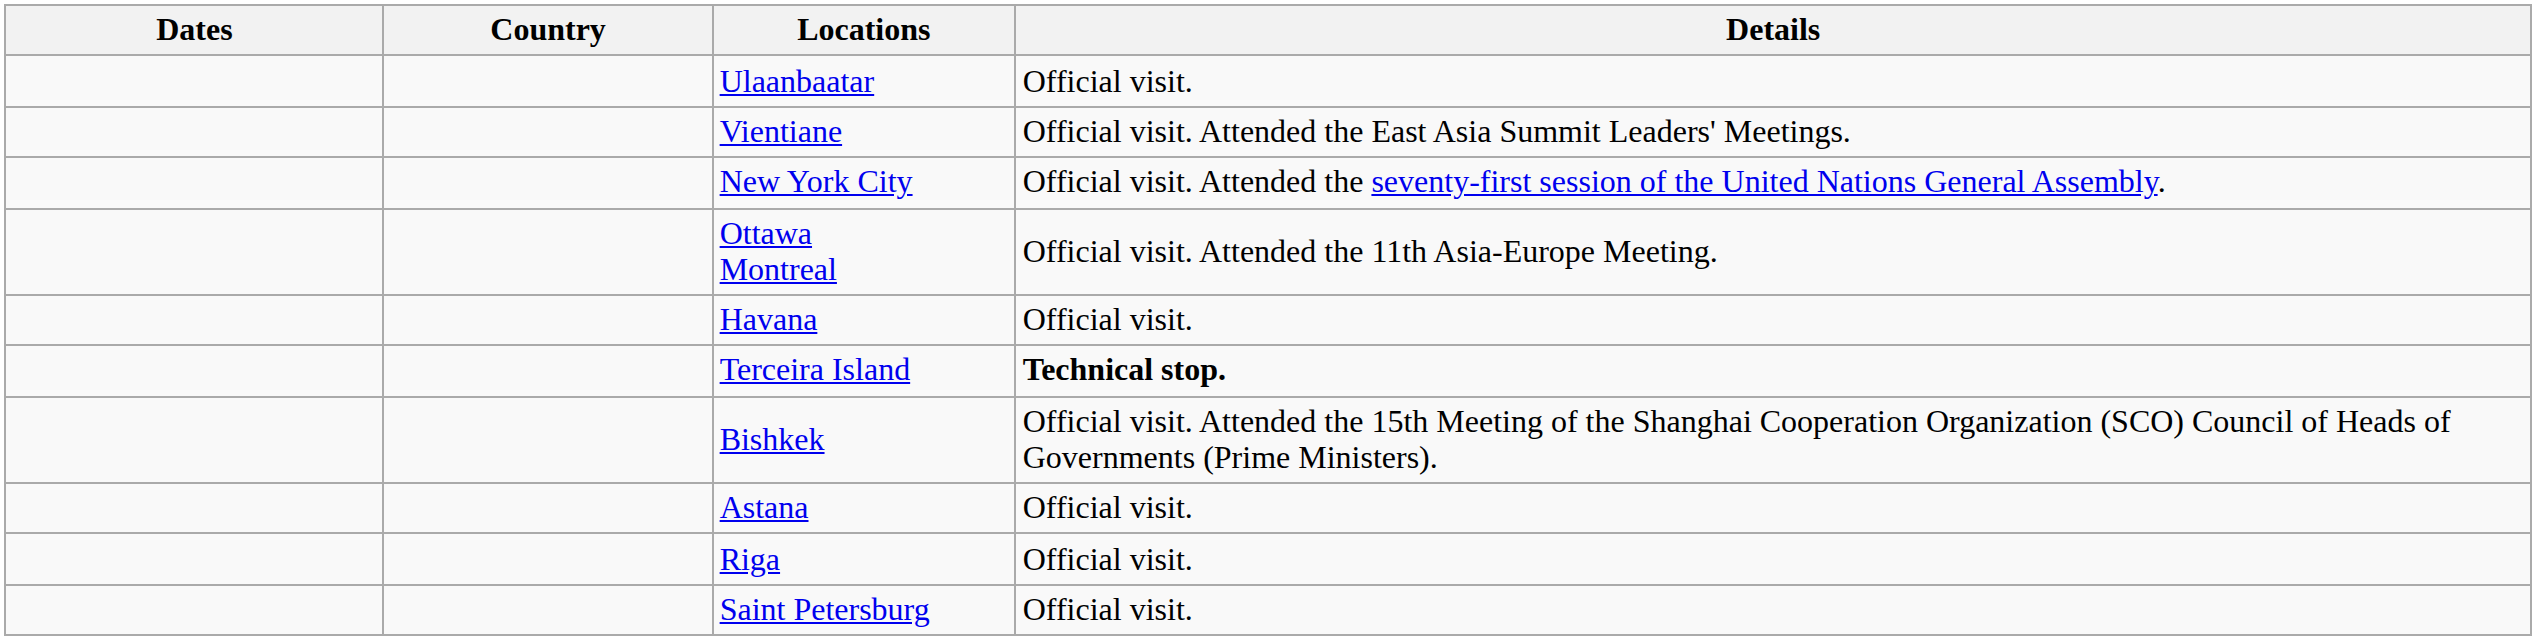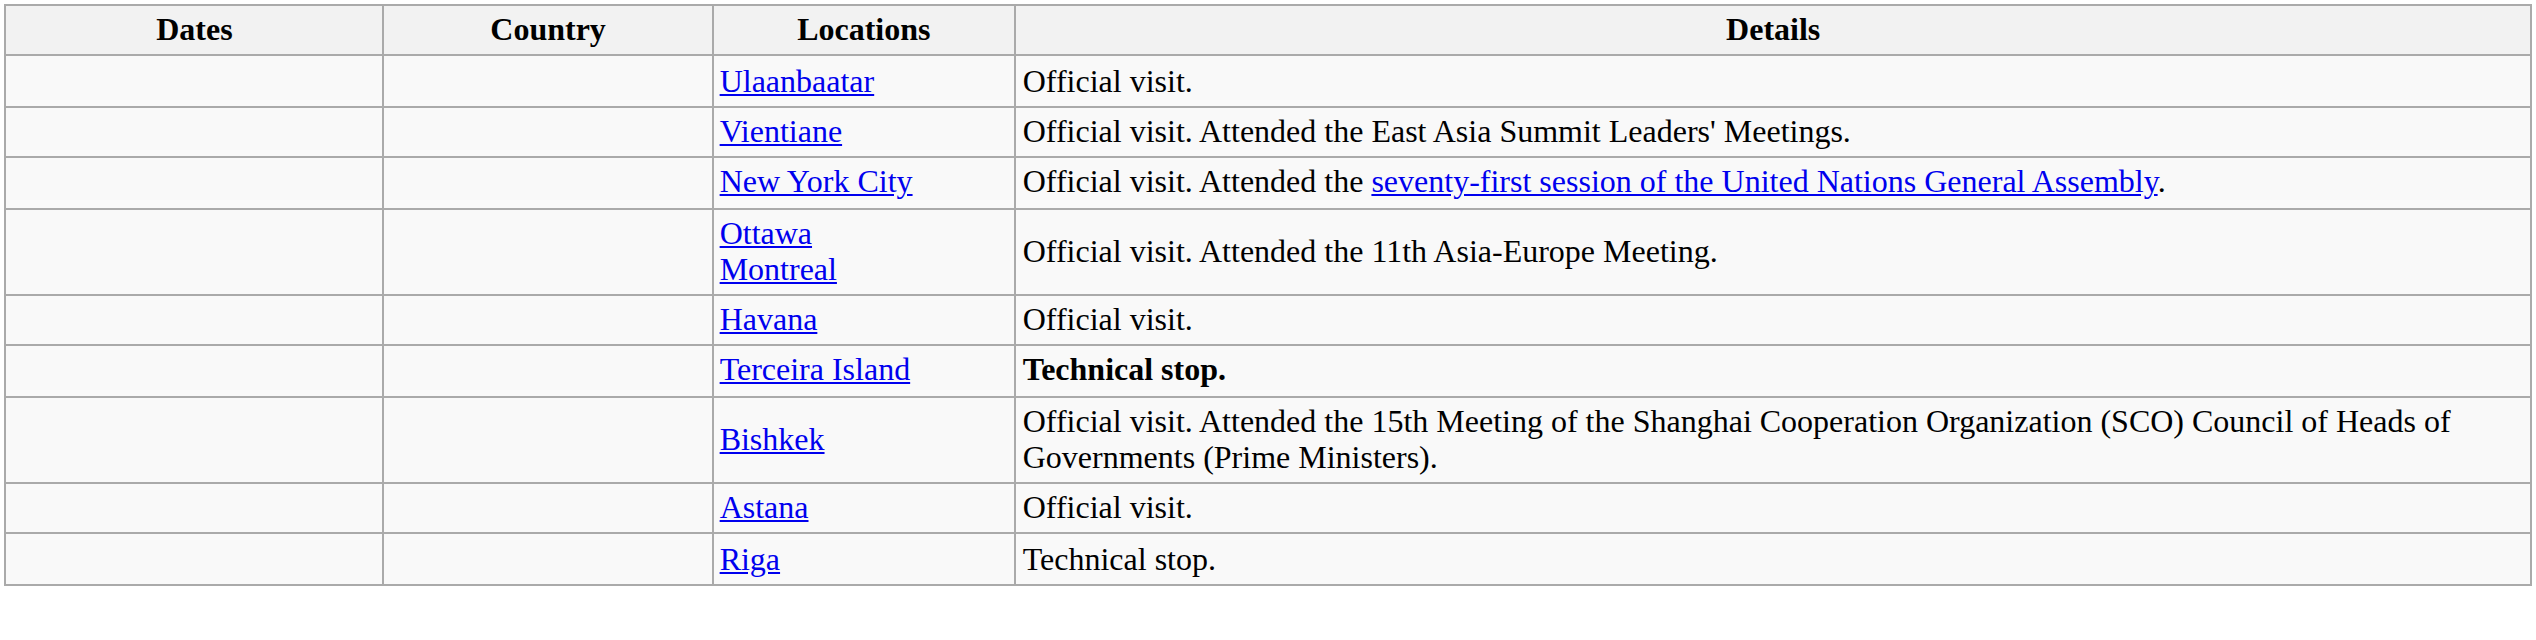(1108, 558) Official visit. -> (1119, 558) Technical stop.
- row: (825, 609)
